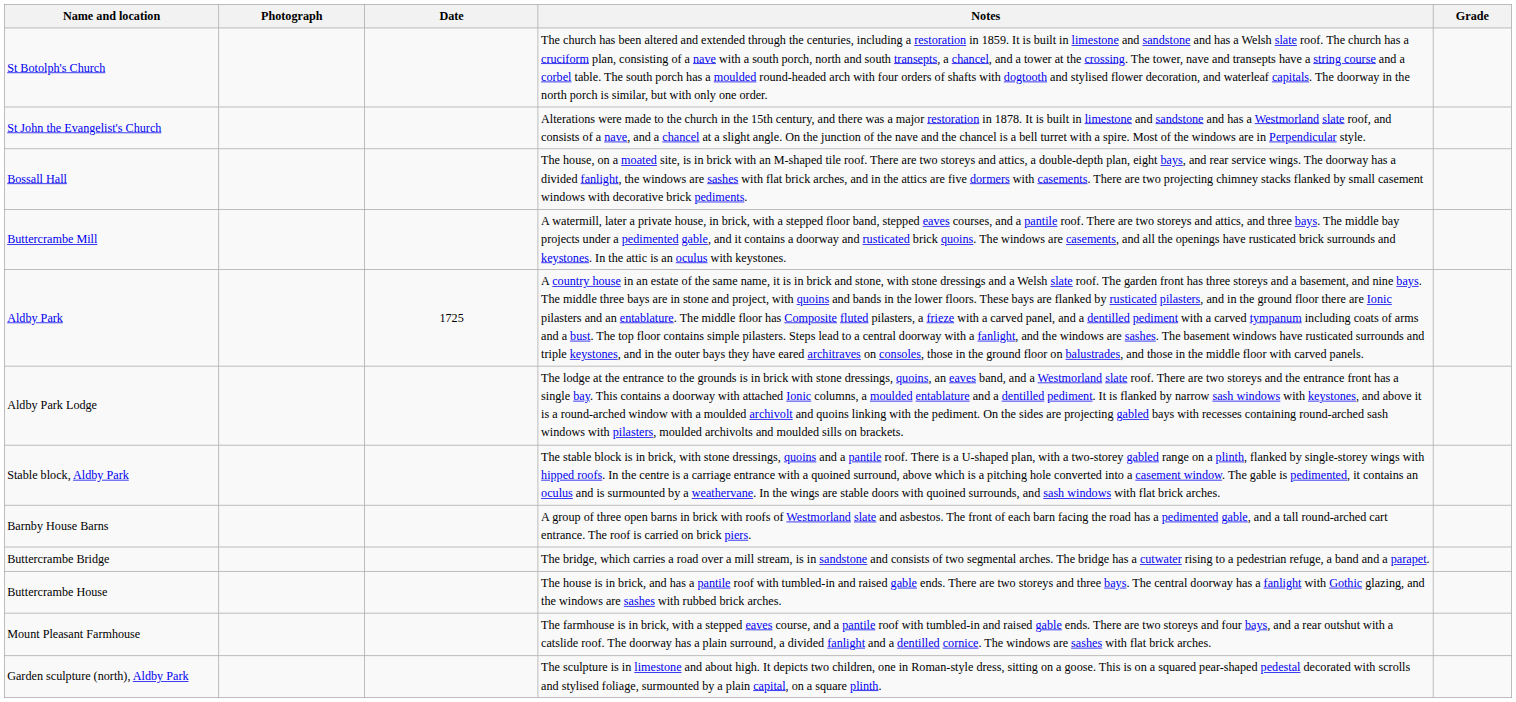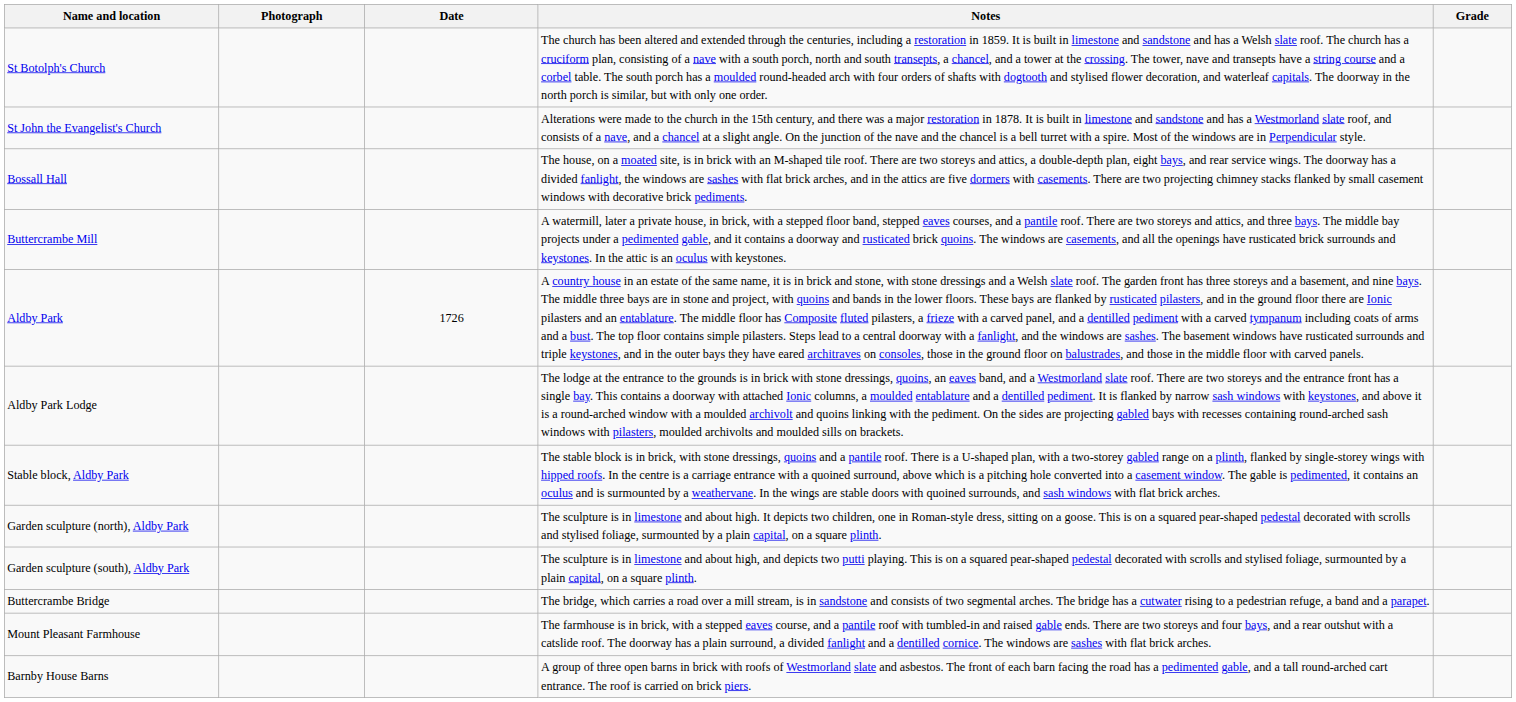(452, 318) 1725 -> (452, 318) 1726
rows swapped: (98, 676) <-> (58, 526)
+ row: (98, 568)
- row: (57, 592)
